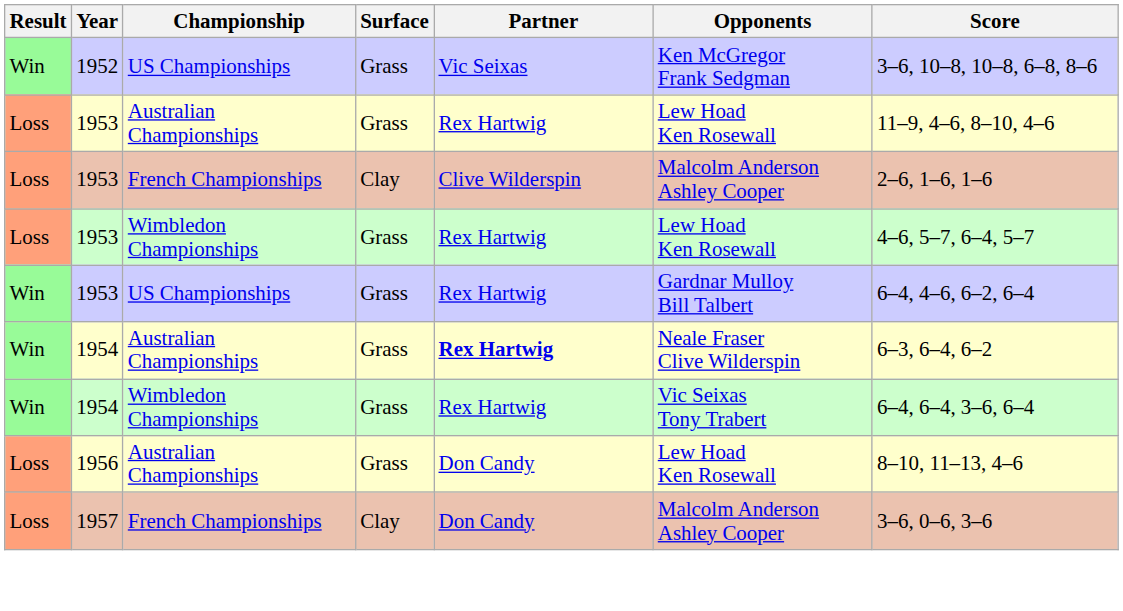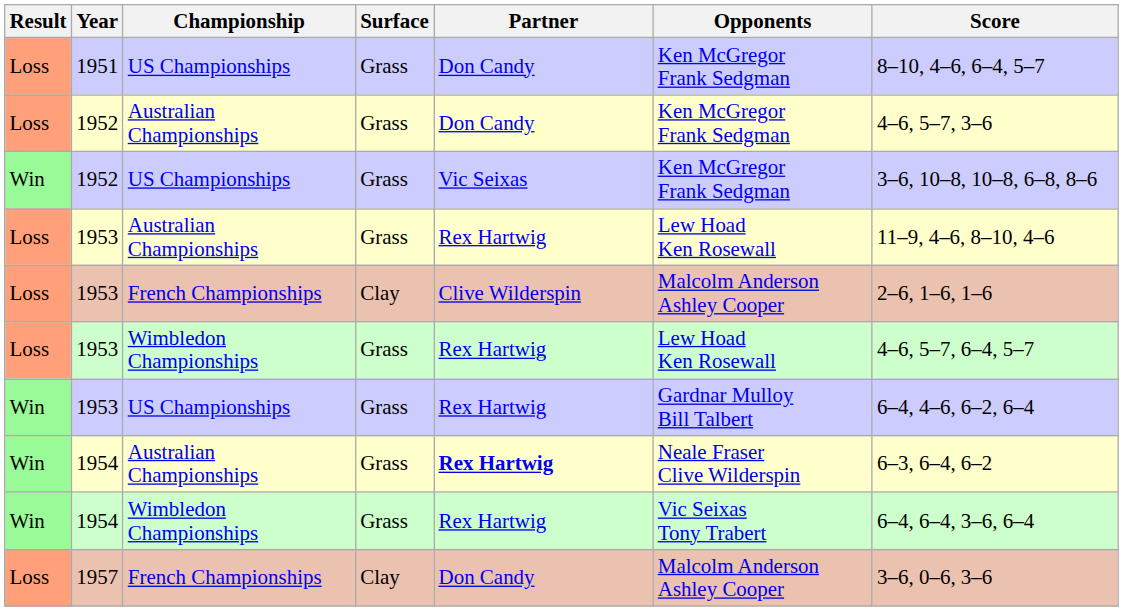+ row: (97, 66)
+ row: (97, 122)
- row: (97, 463)
